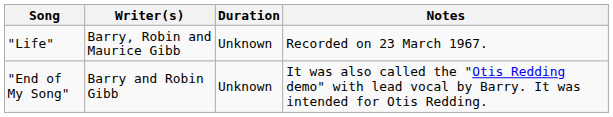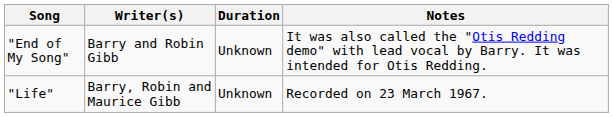rows swapped: (31, 43) <-> (39, 87)
